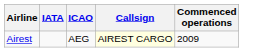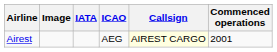+ column: (56, 17)
(188, 39) 2009 -> (221, 39) 2001
